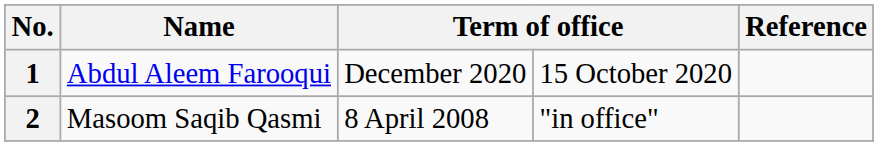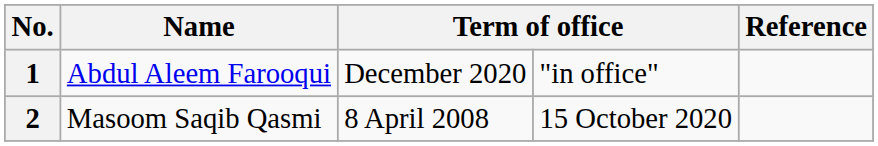(636, 72) 15 October 2020 -> (599, 72) "in office"
(599, 118) "in office" -> (636, 118) 15 October 2020
